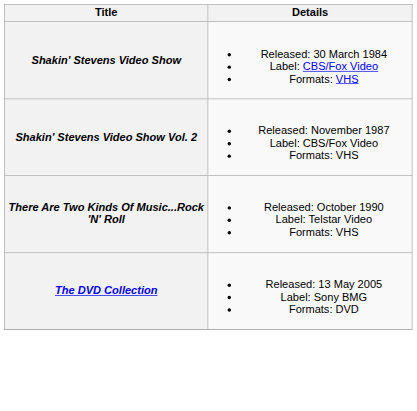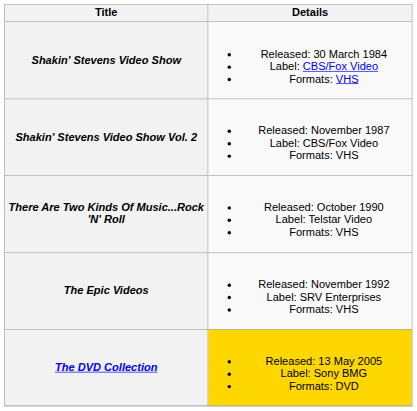+ row: (106, 290)
(310, 297) no background -> (310, 374) gold background
